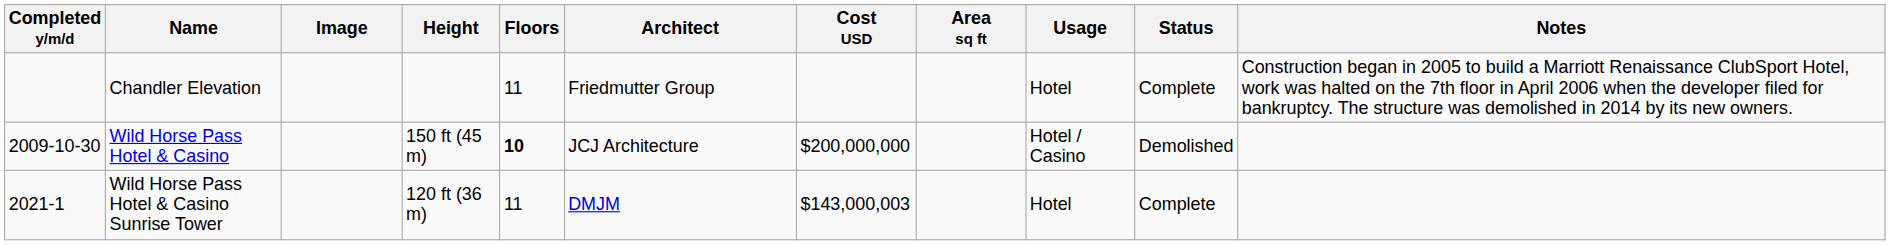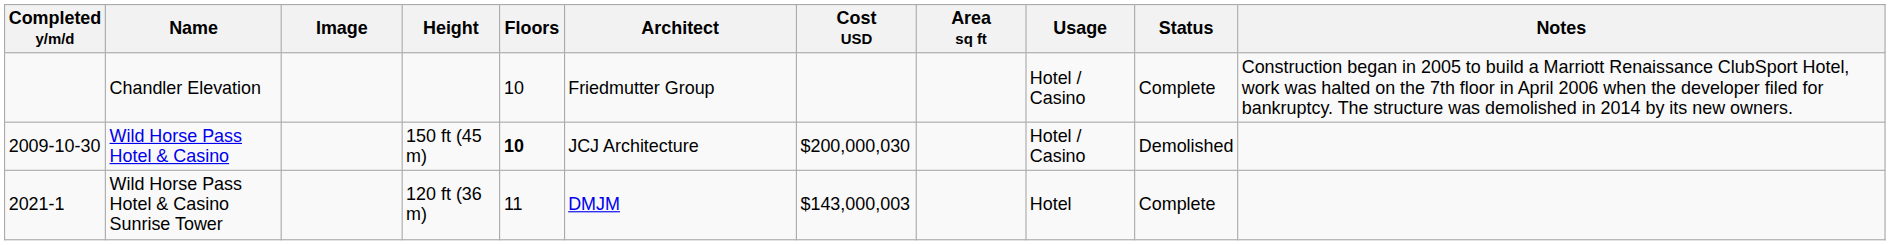(513, 87) 11 -> (514, 87) 10
(1051, 87) Hotel -> (1058, 87) Hotel / Casino
(855, 146) $200,000,000 -> (855, 146) $200,000,030
